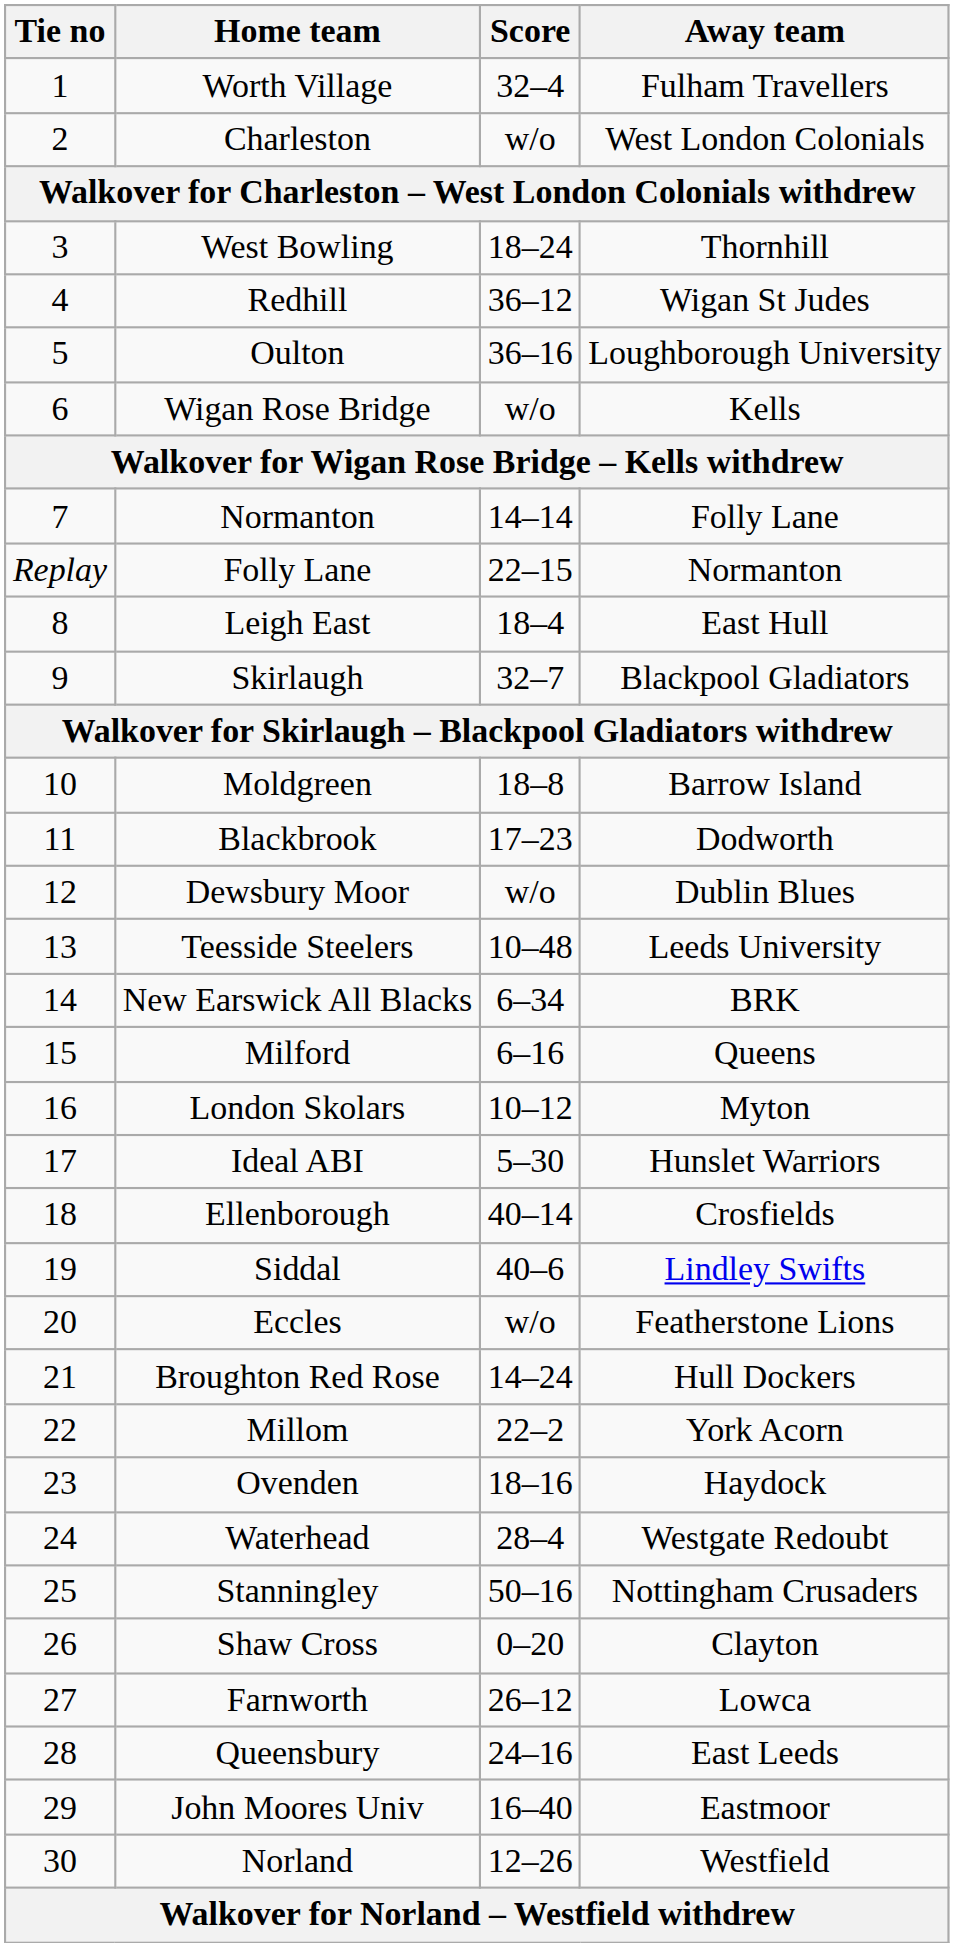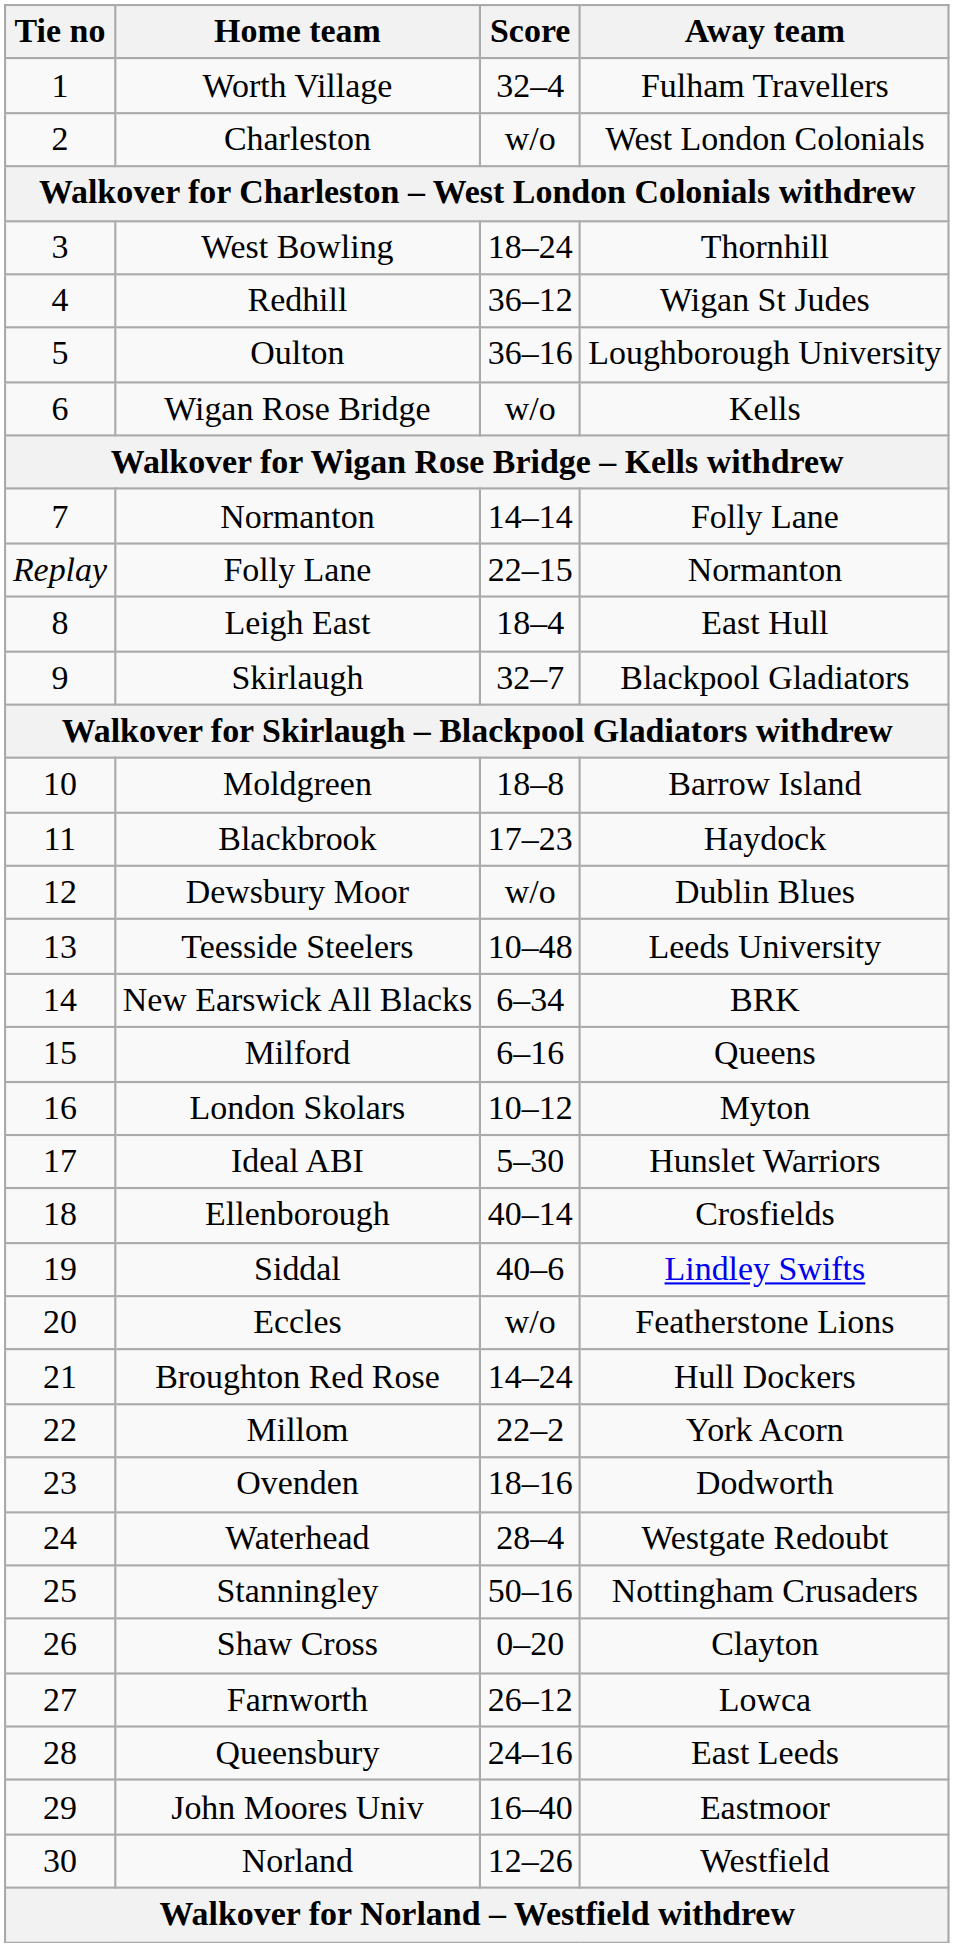(765, 838) Dodworth -> (765, 838) Haydock
(765, 1483) Haydock -> (765, 1483) Dodworth
